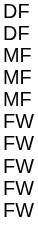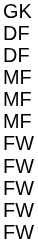+ row: (17, 11)
